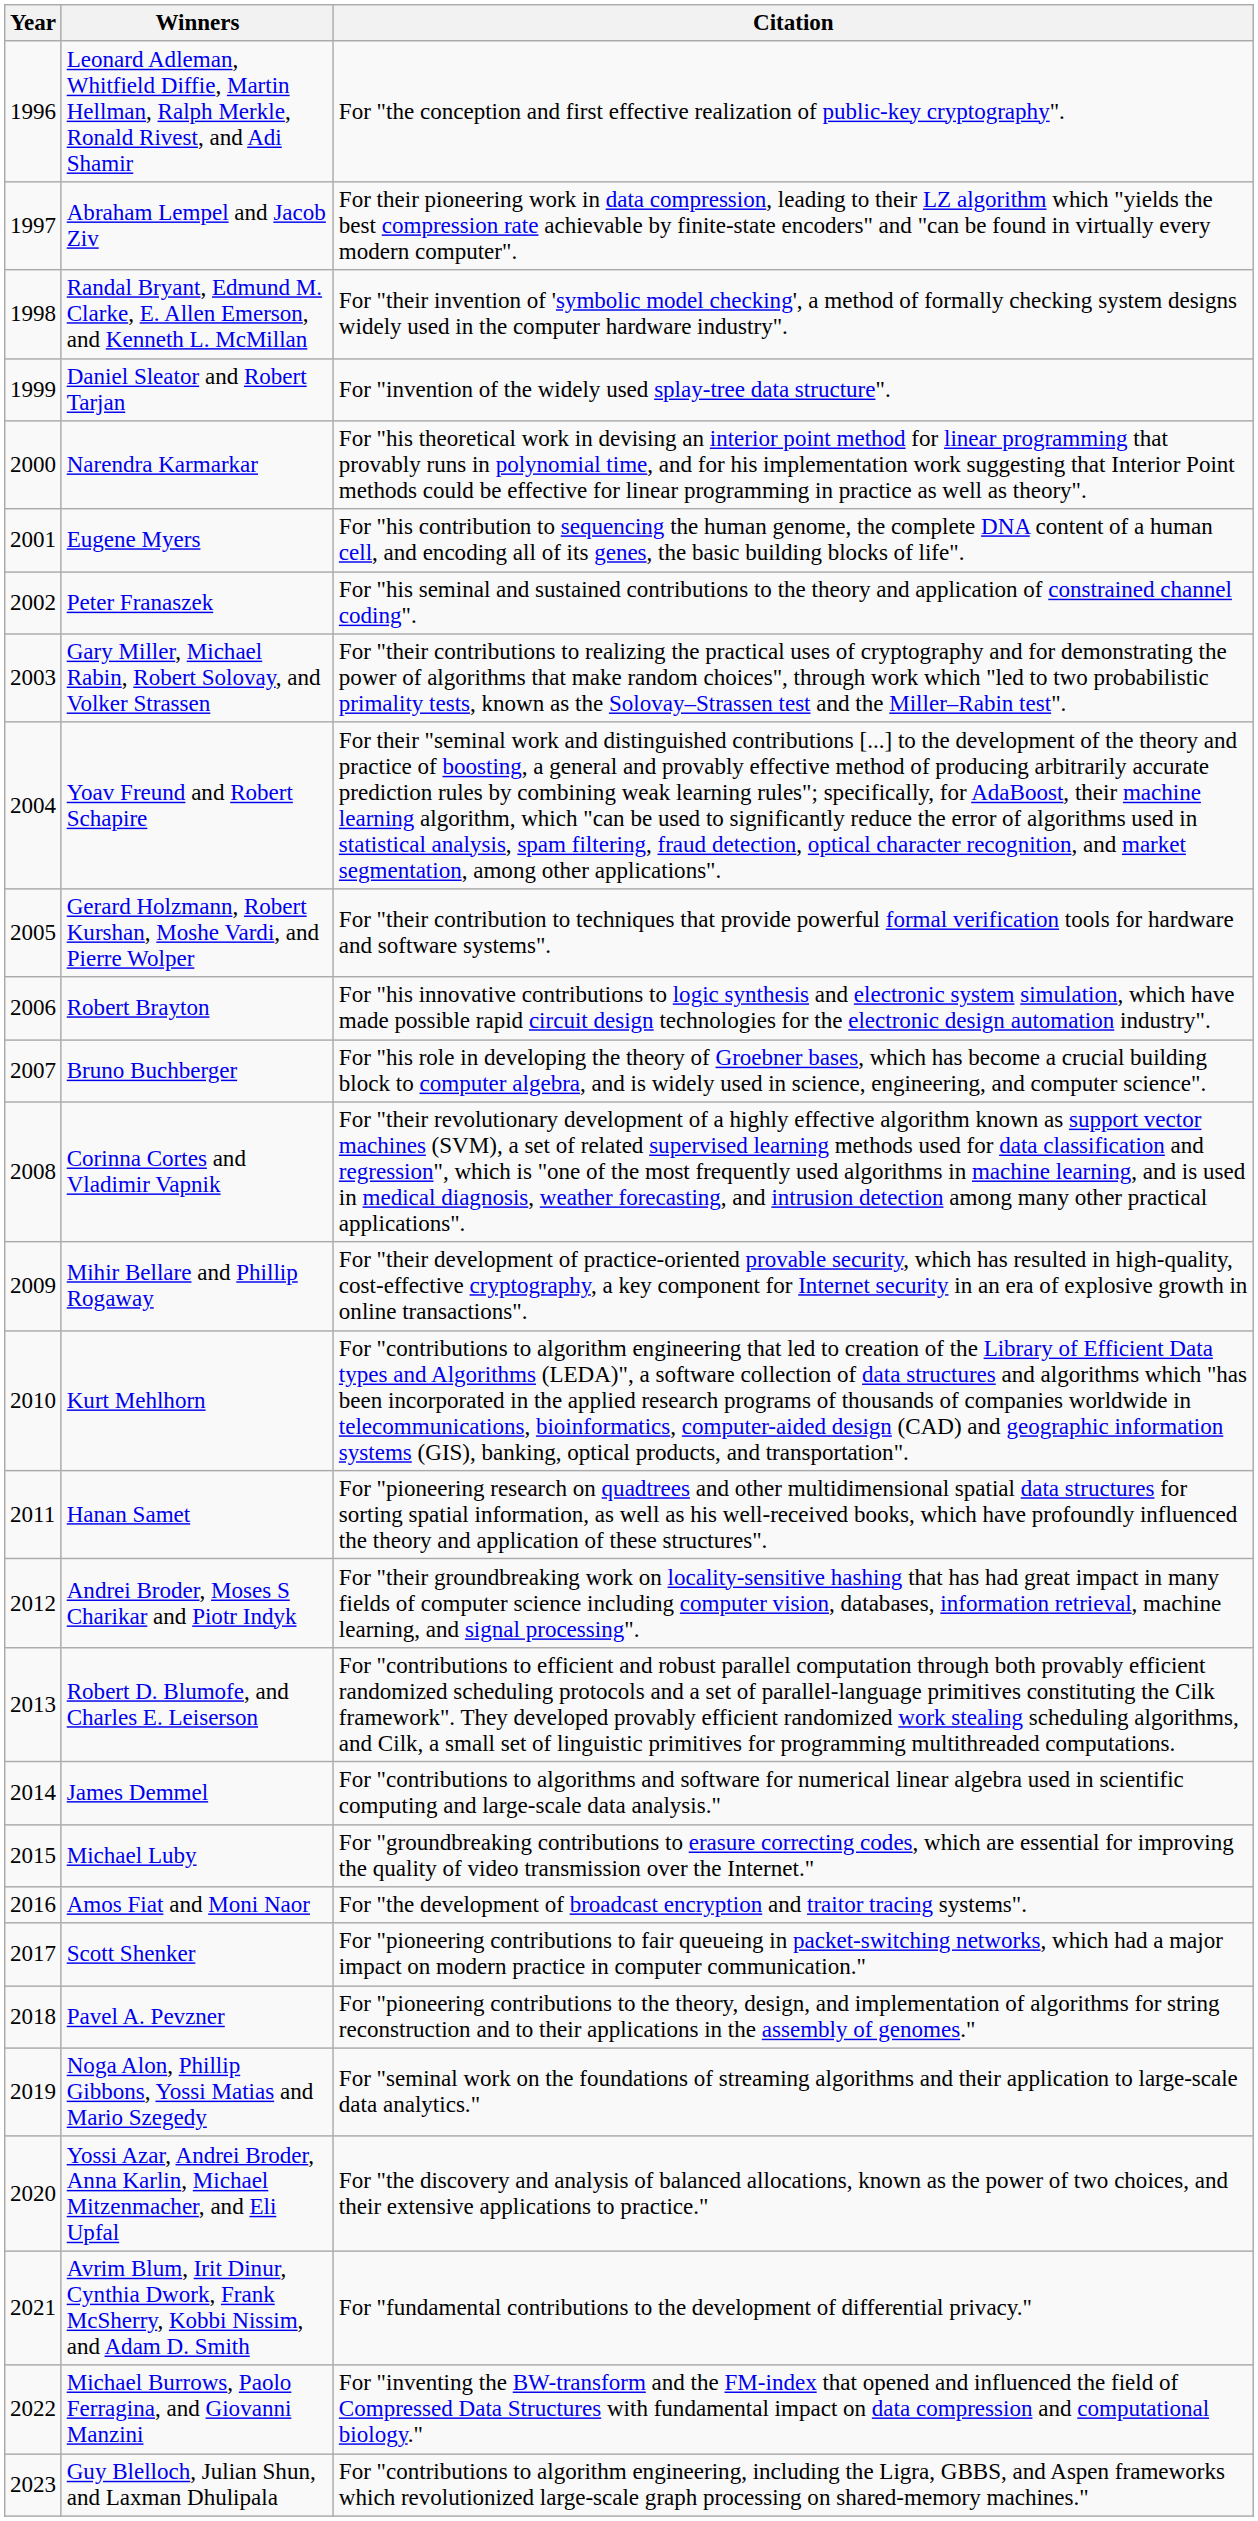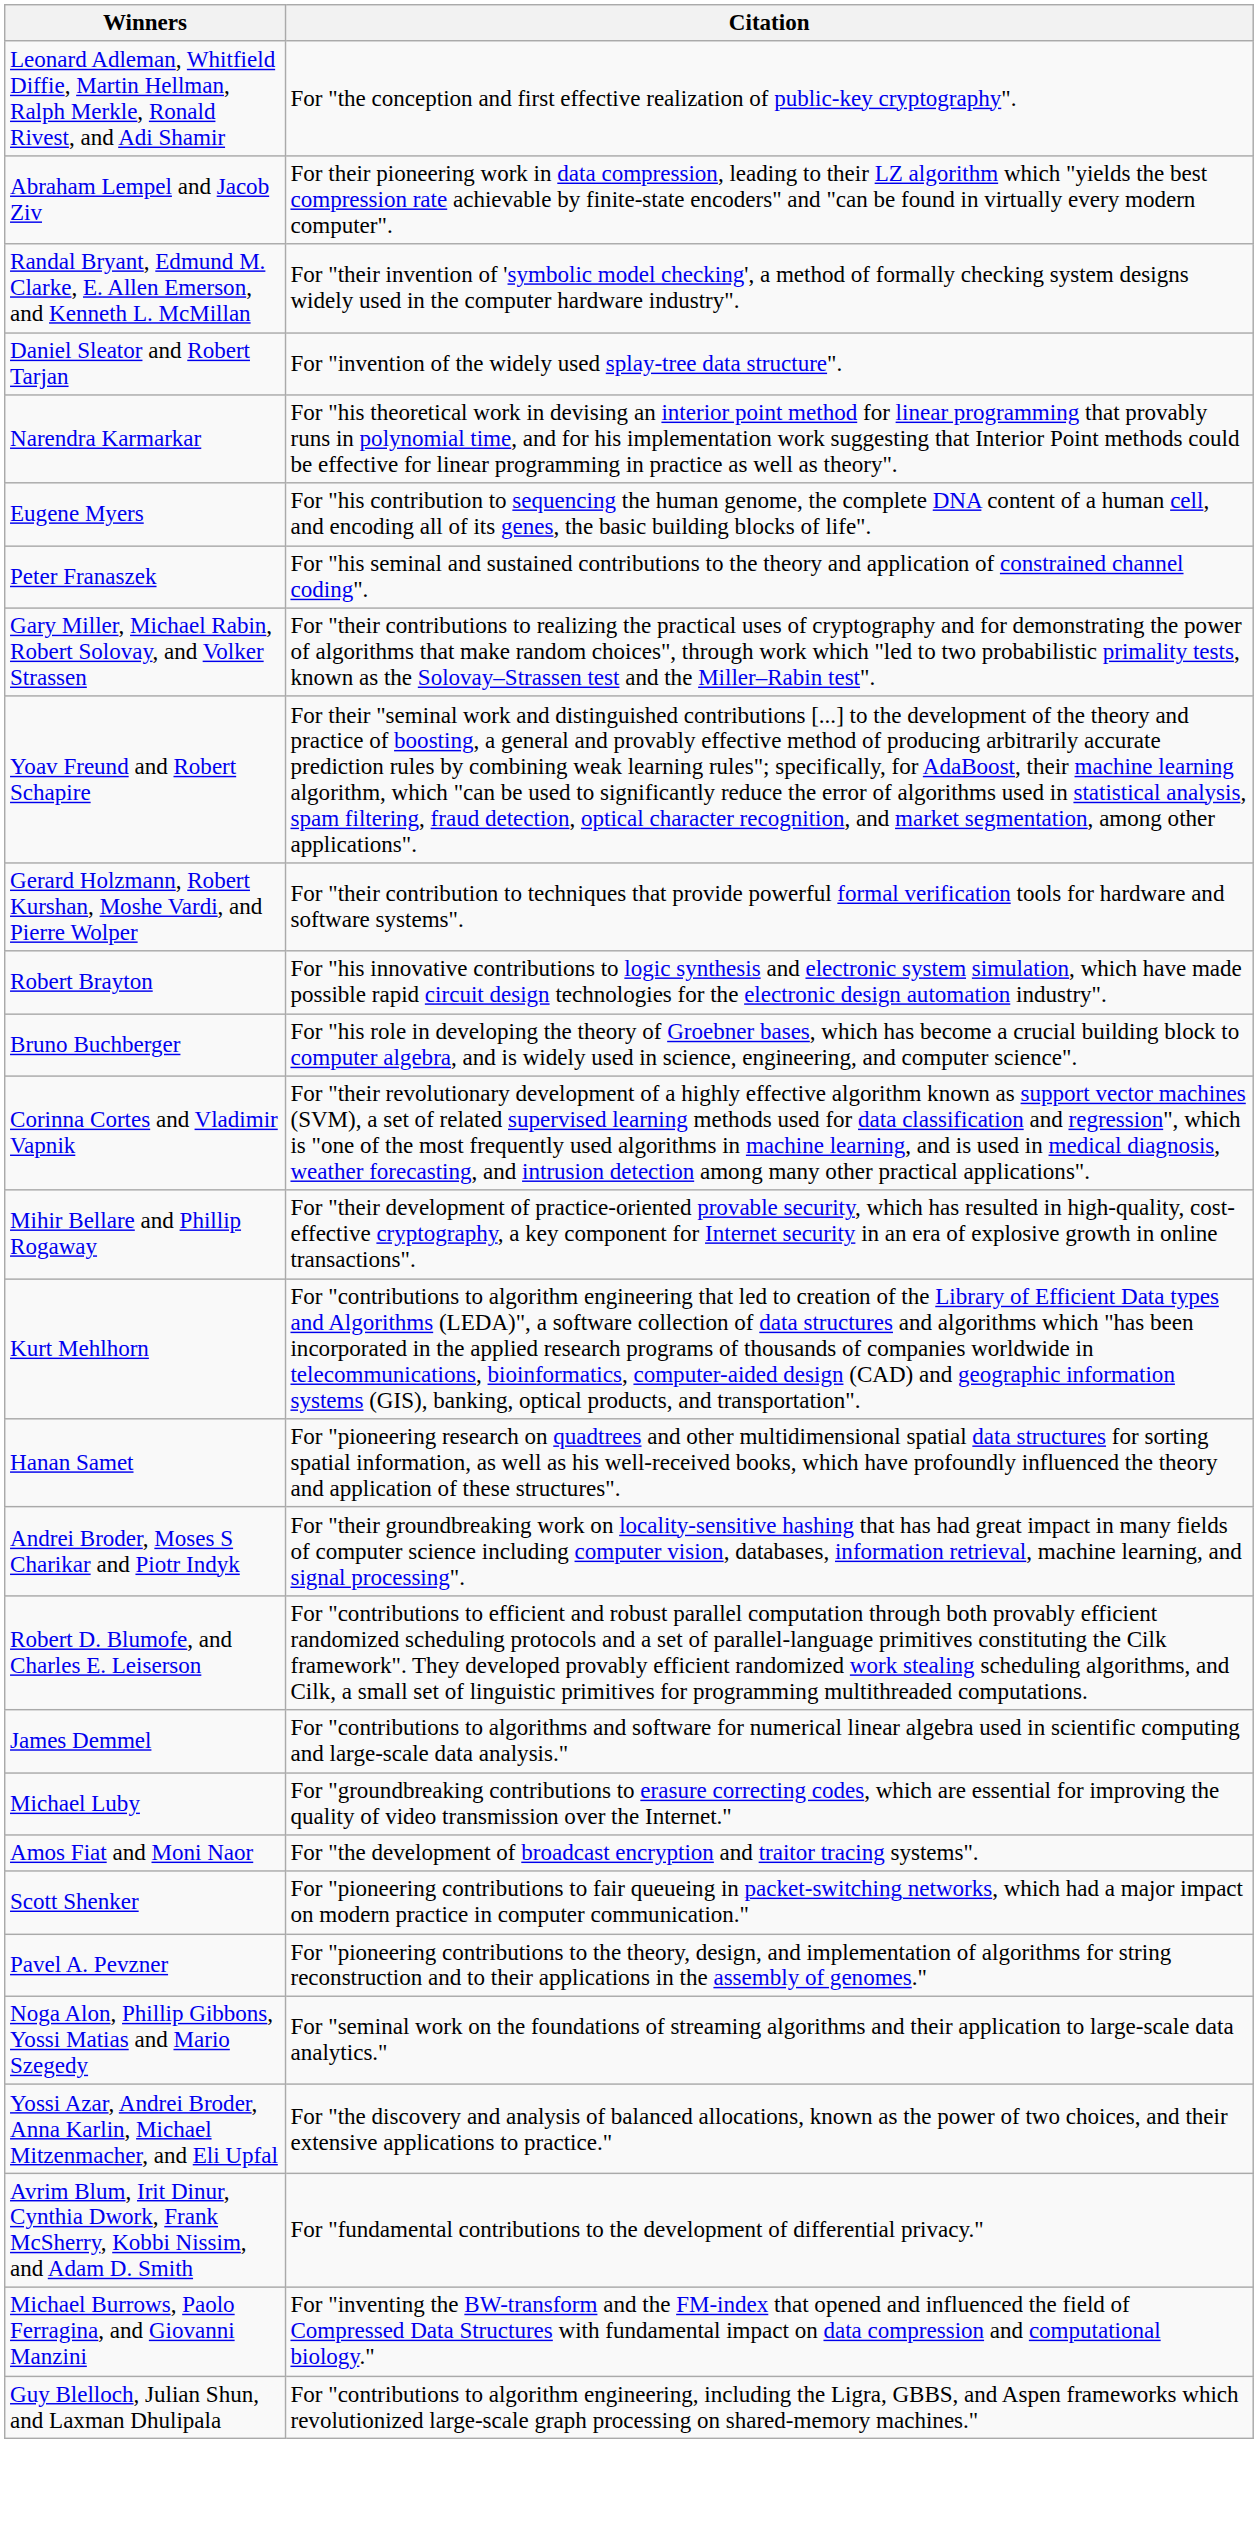- column: (33, 22)
